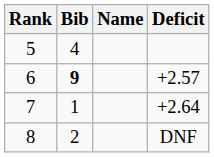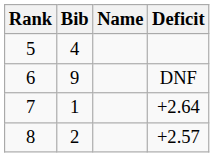(75, 78) bold -> (75, 78) normal
(178, 78) +2.57 -> (178, 78) DNF
(178, 136) DNF -> (178, 136) +2.57
